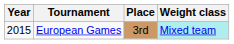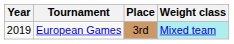(19, 30) 2015 -> (19, 30) 2019
